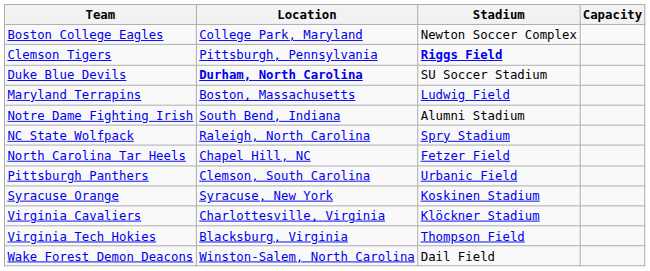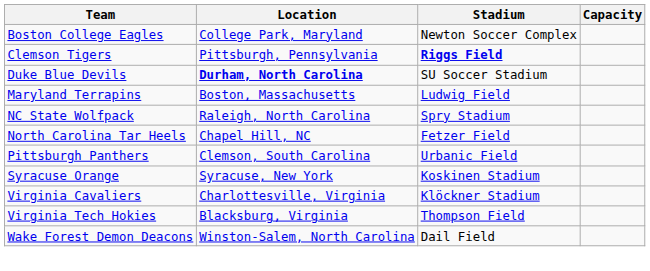- row: (100, 115)
